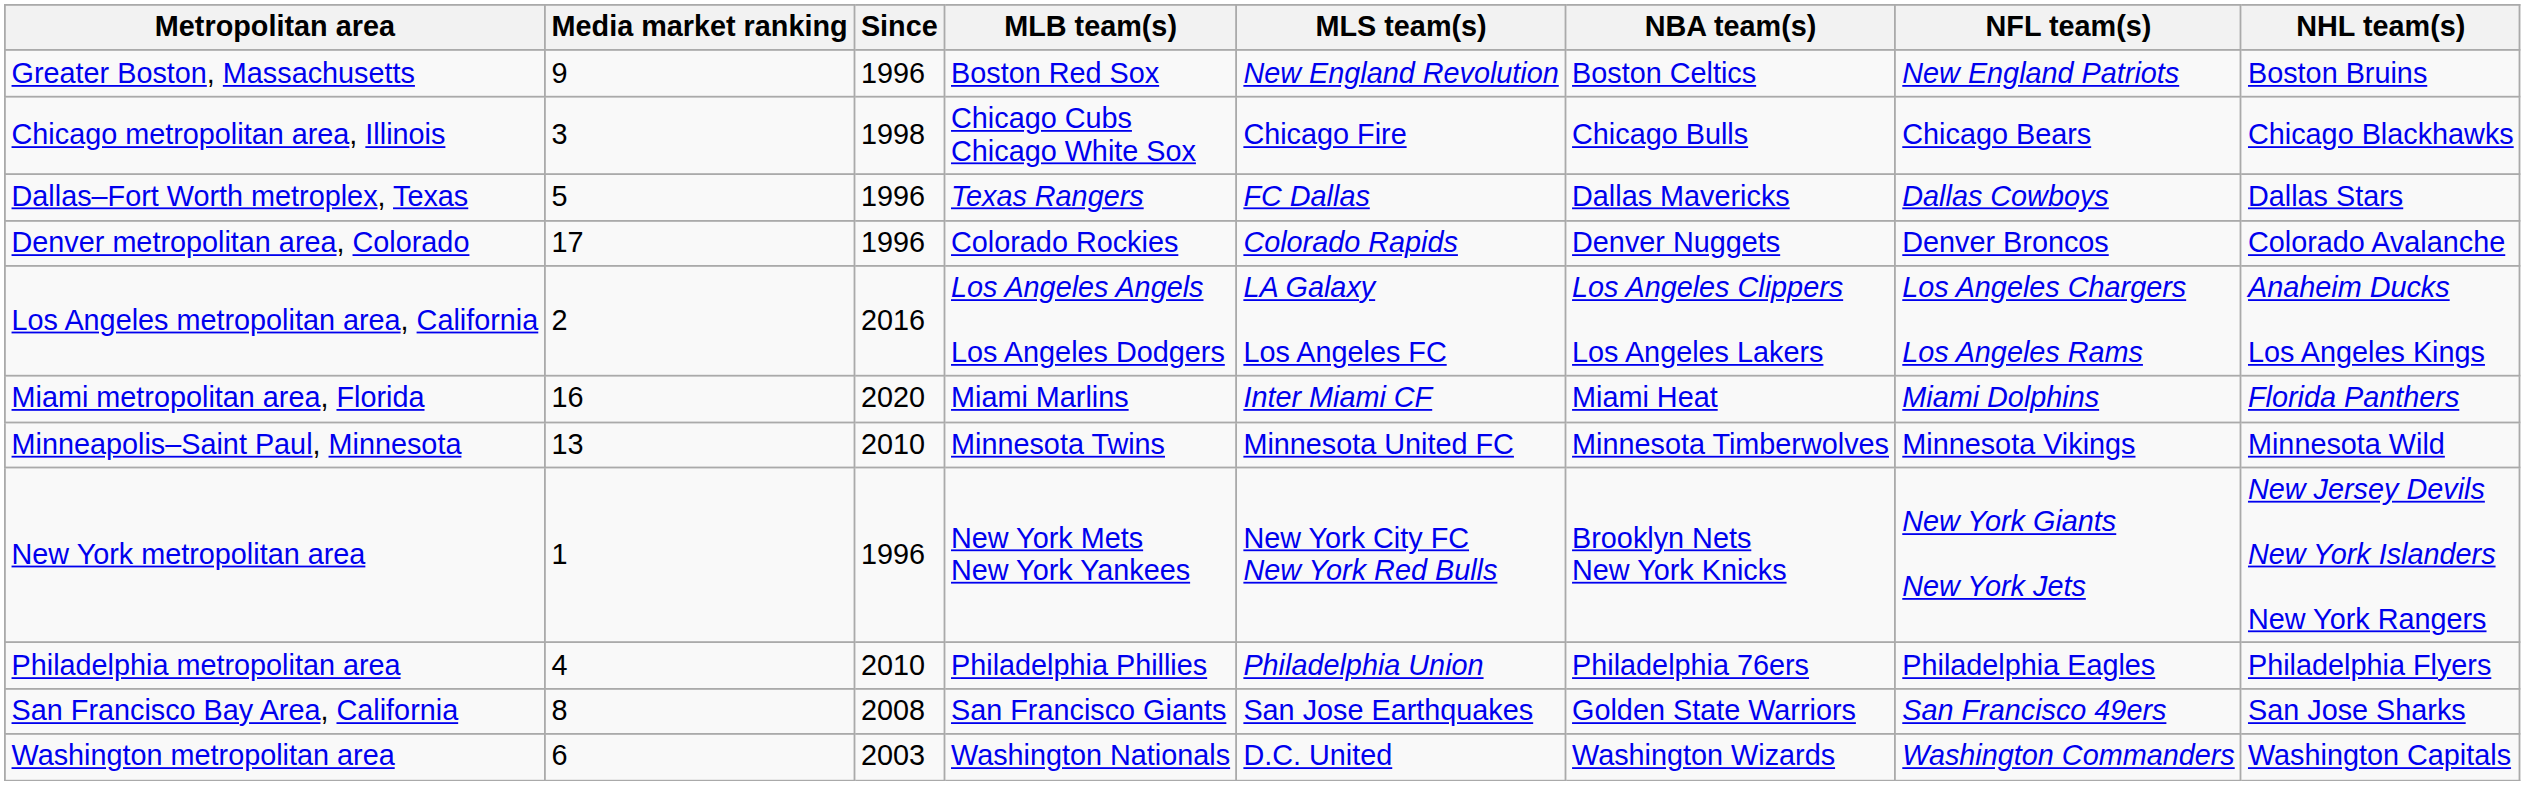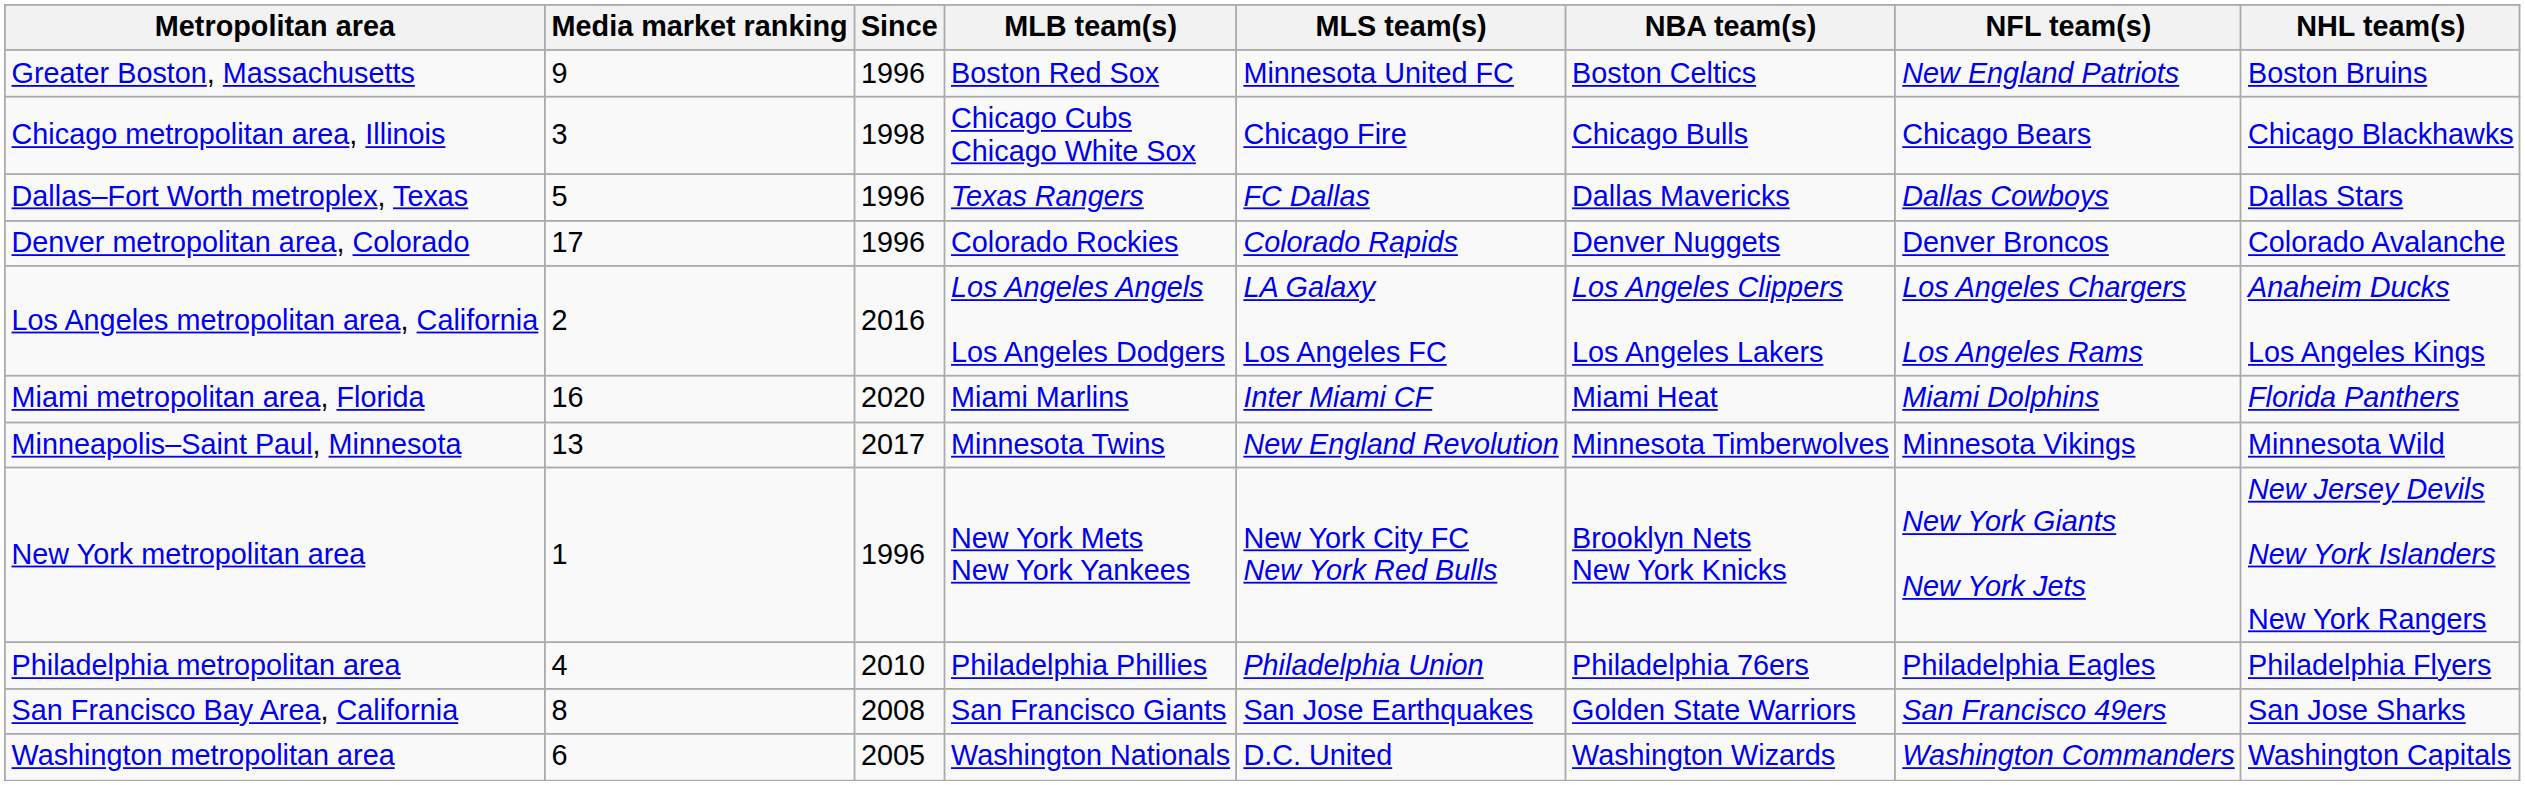(1401, 73) New England Revolution -> (1379, 73) Minnesota United FC
(893, 444) 2010 -> (893, 444) 2017
(1379, 444) Minnesota United FC -> (1401, 444) New England Revolution
(893, 756) 2003 -> (893, 756) 2005
